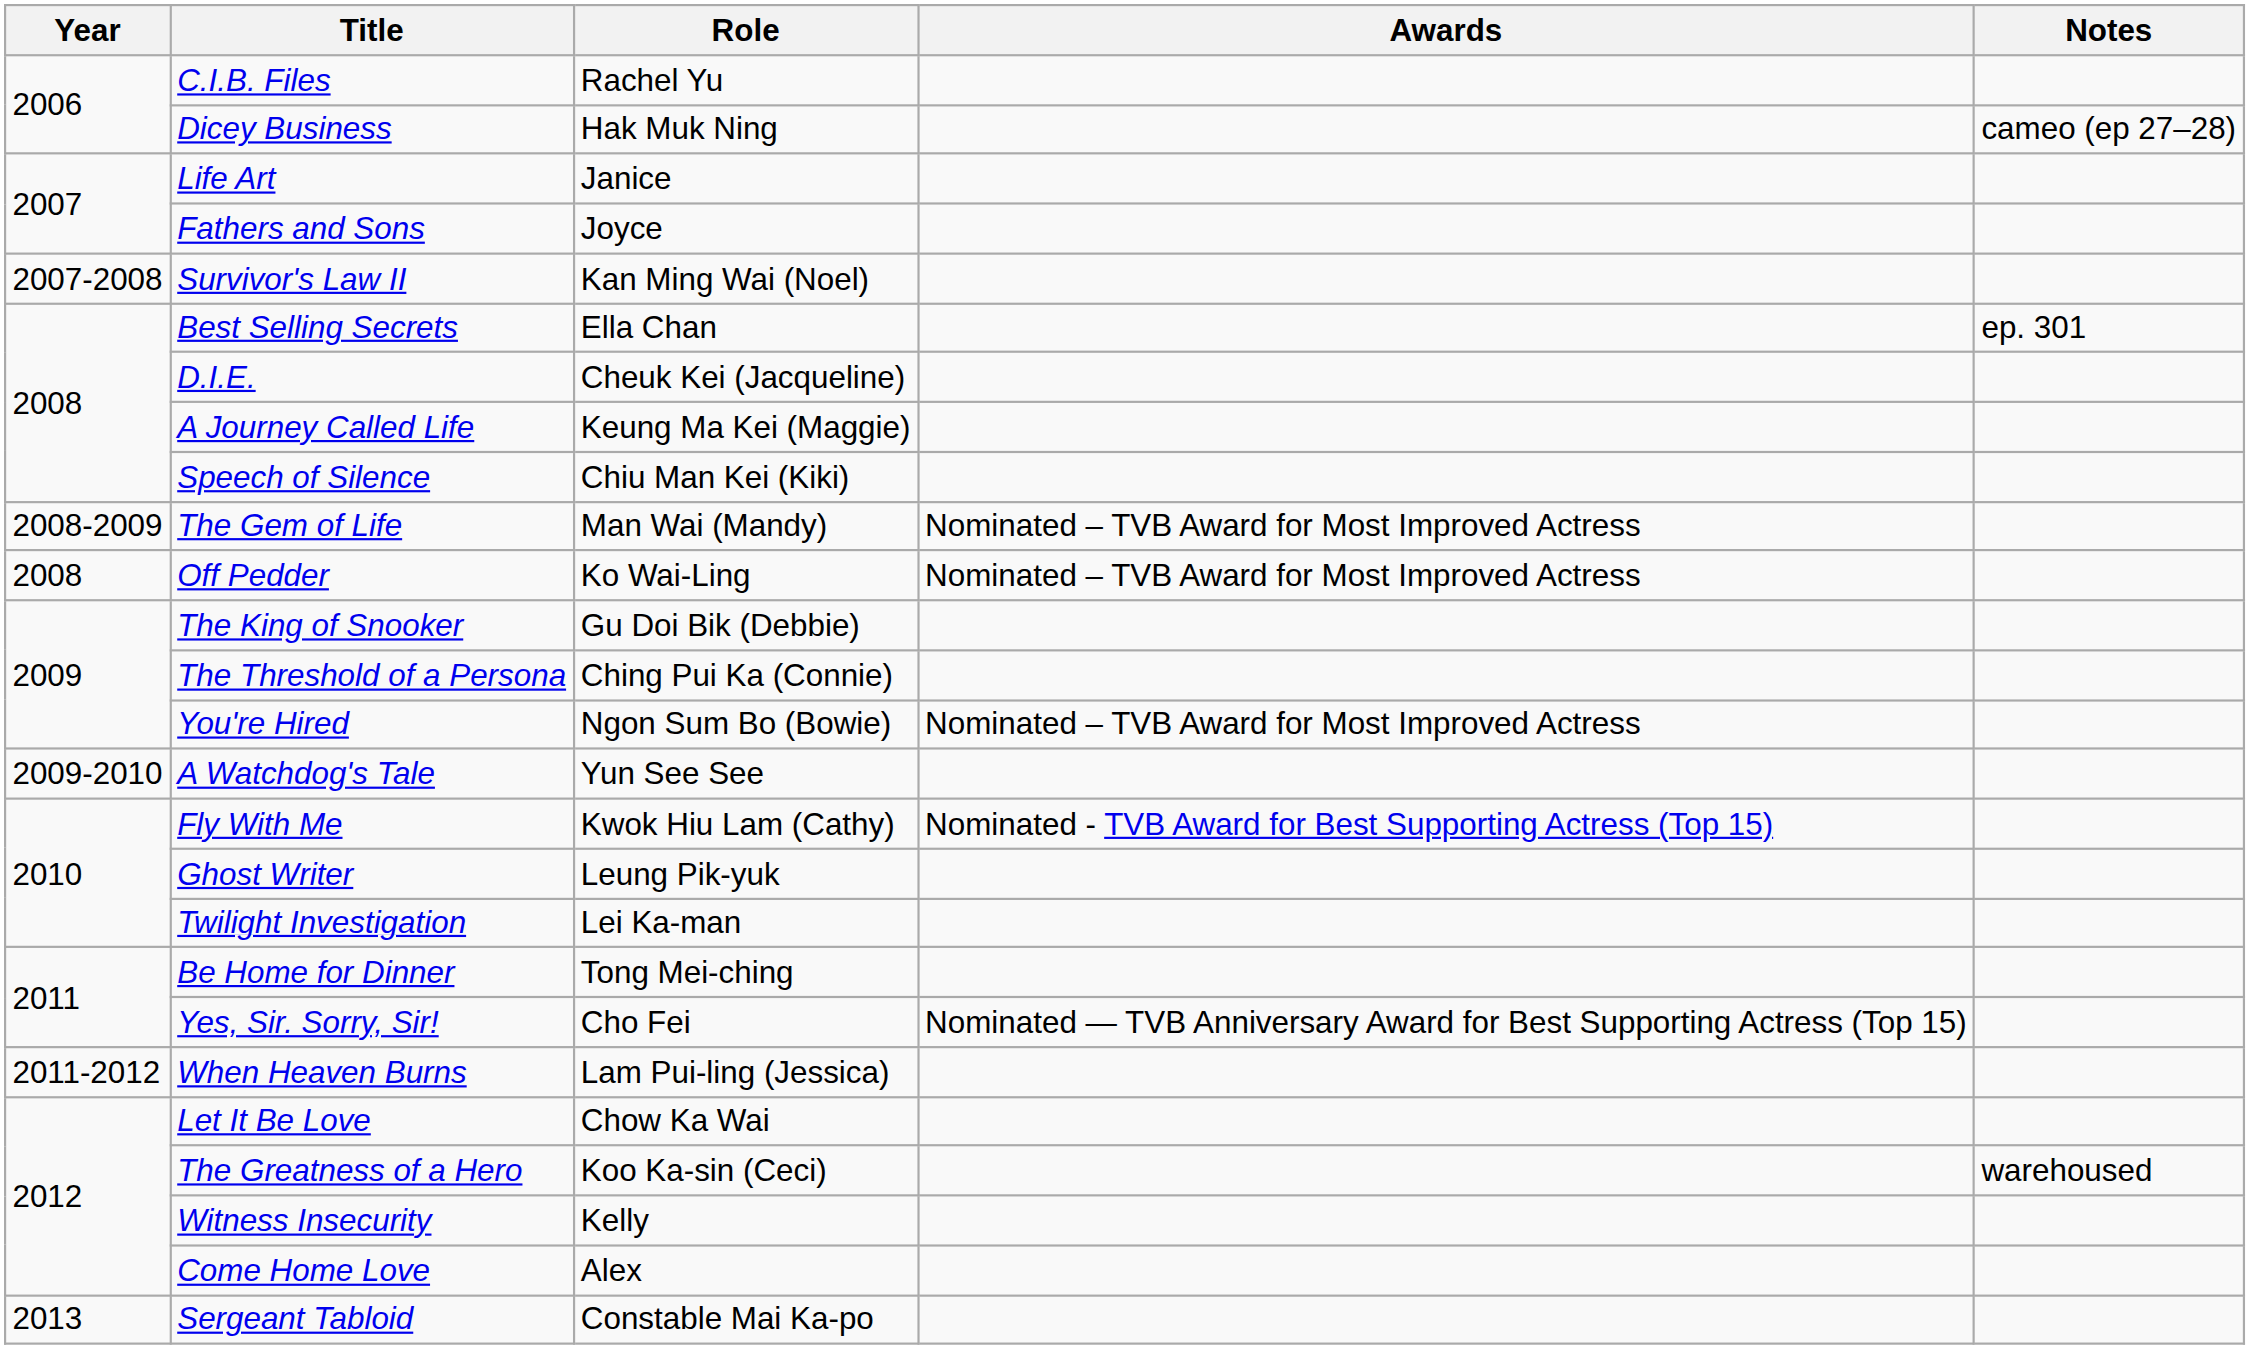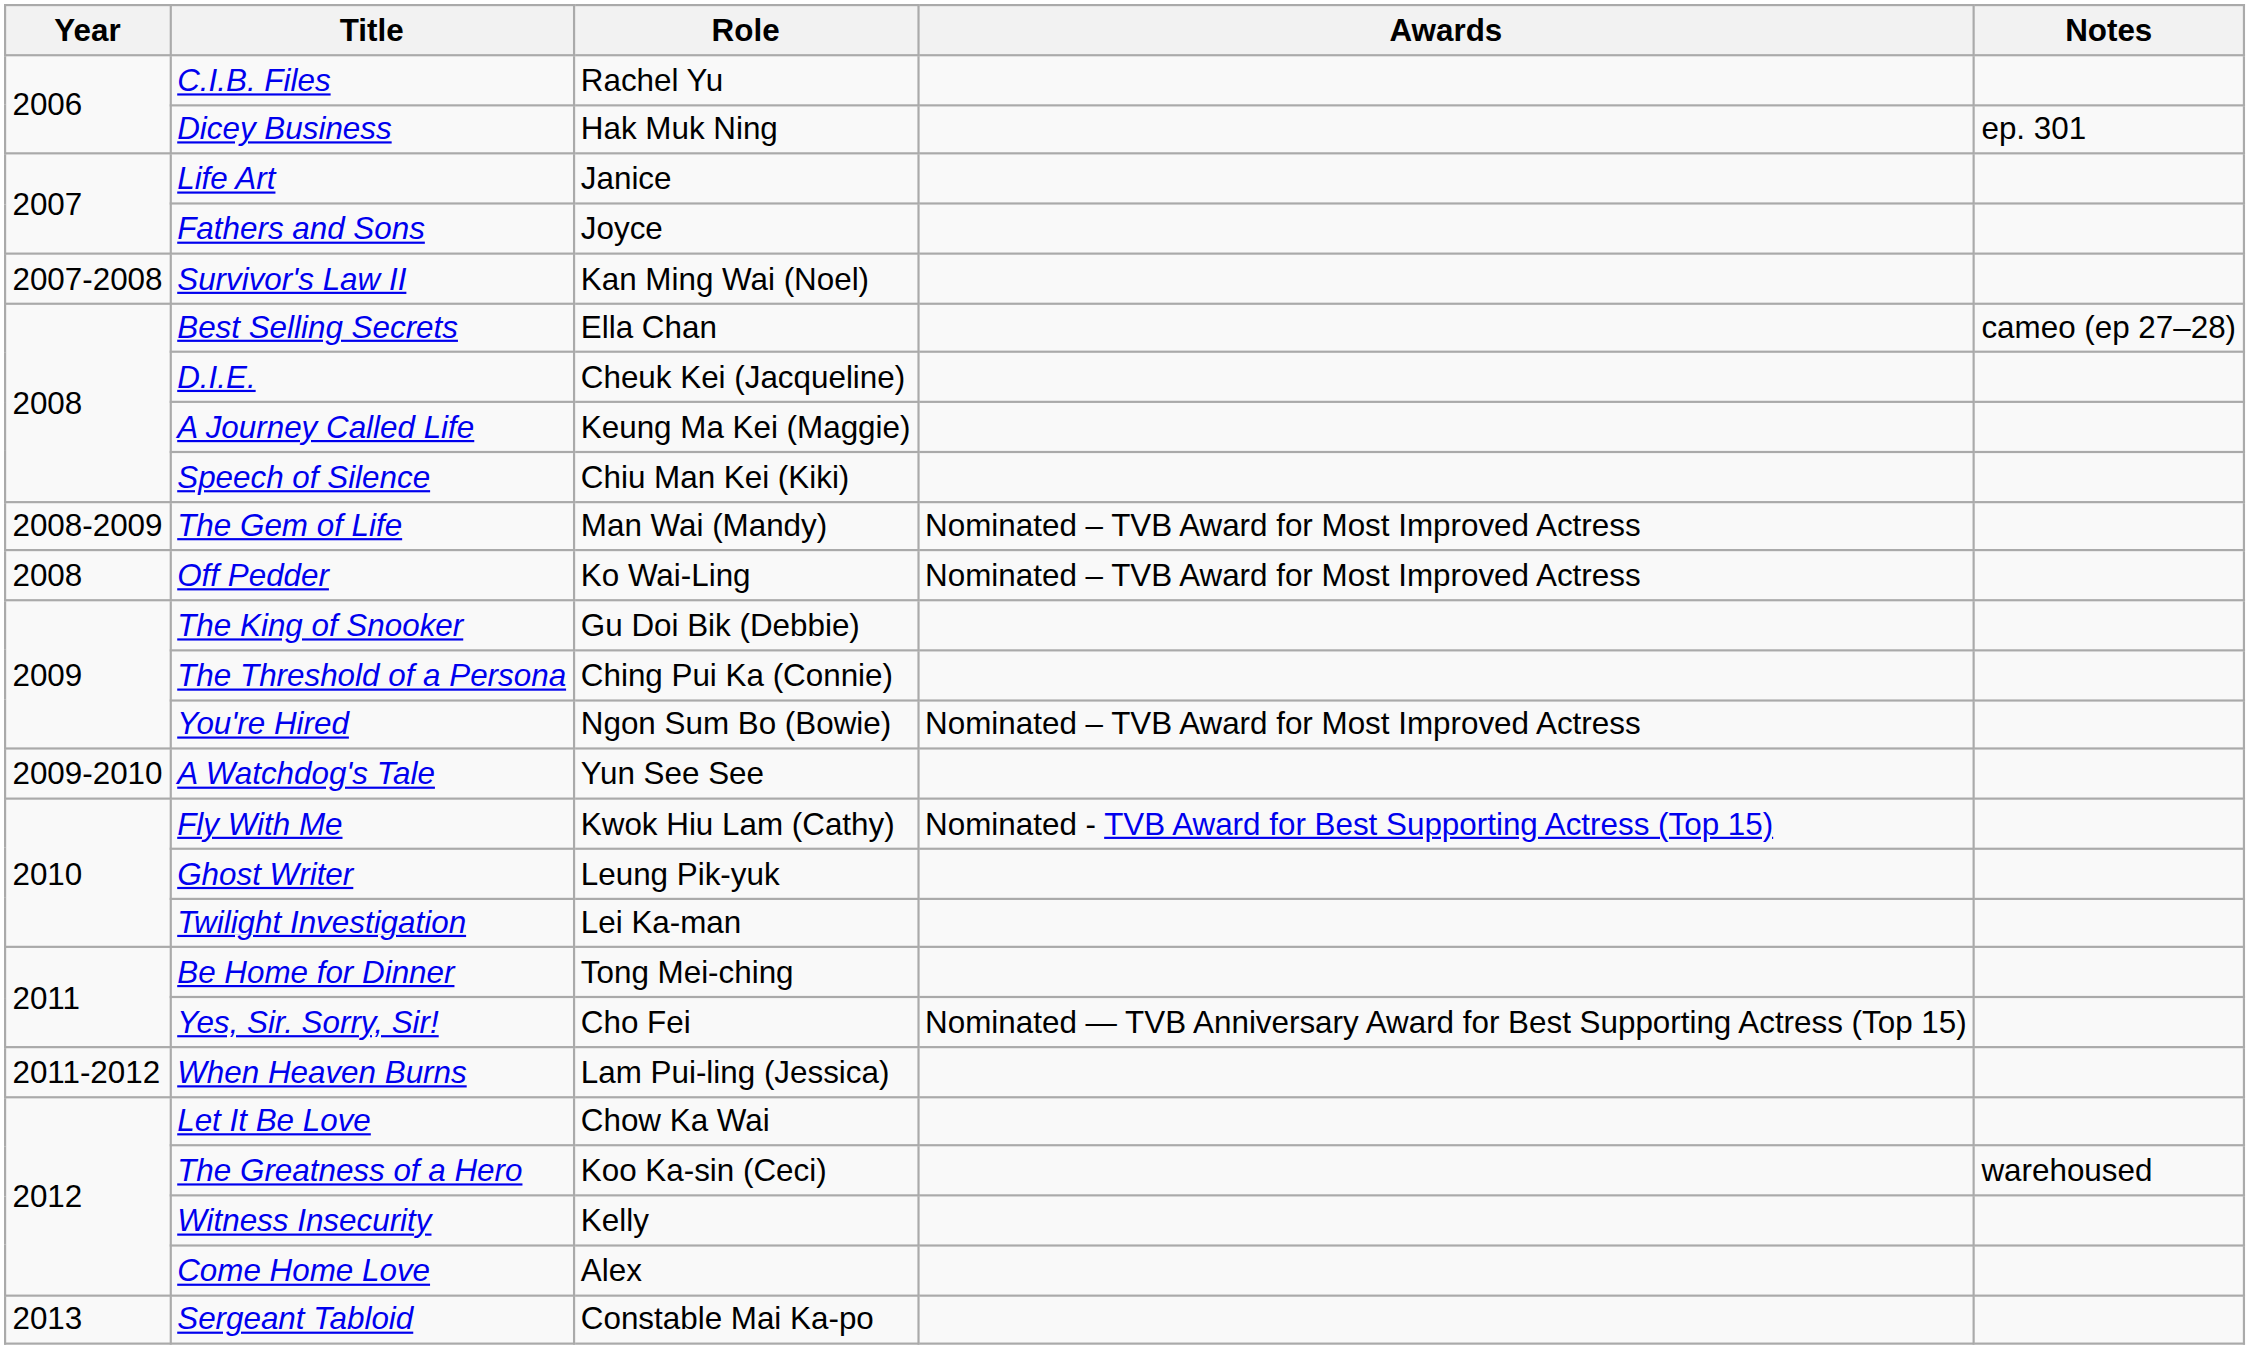(2109, 129) cameo (ep 27–28) -> (2034, 129) ep. 301
(2034, 328) ep. 301 -> (2109, 328) cameo (ep 27–28)
